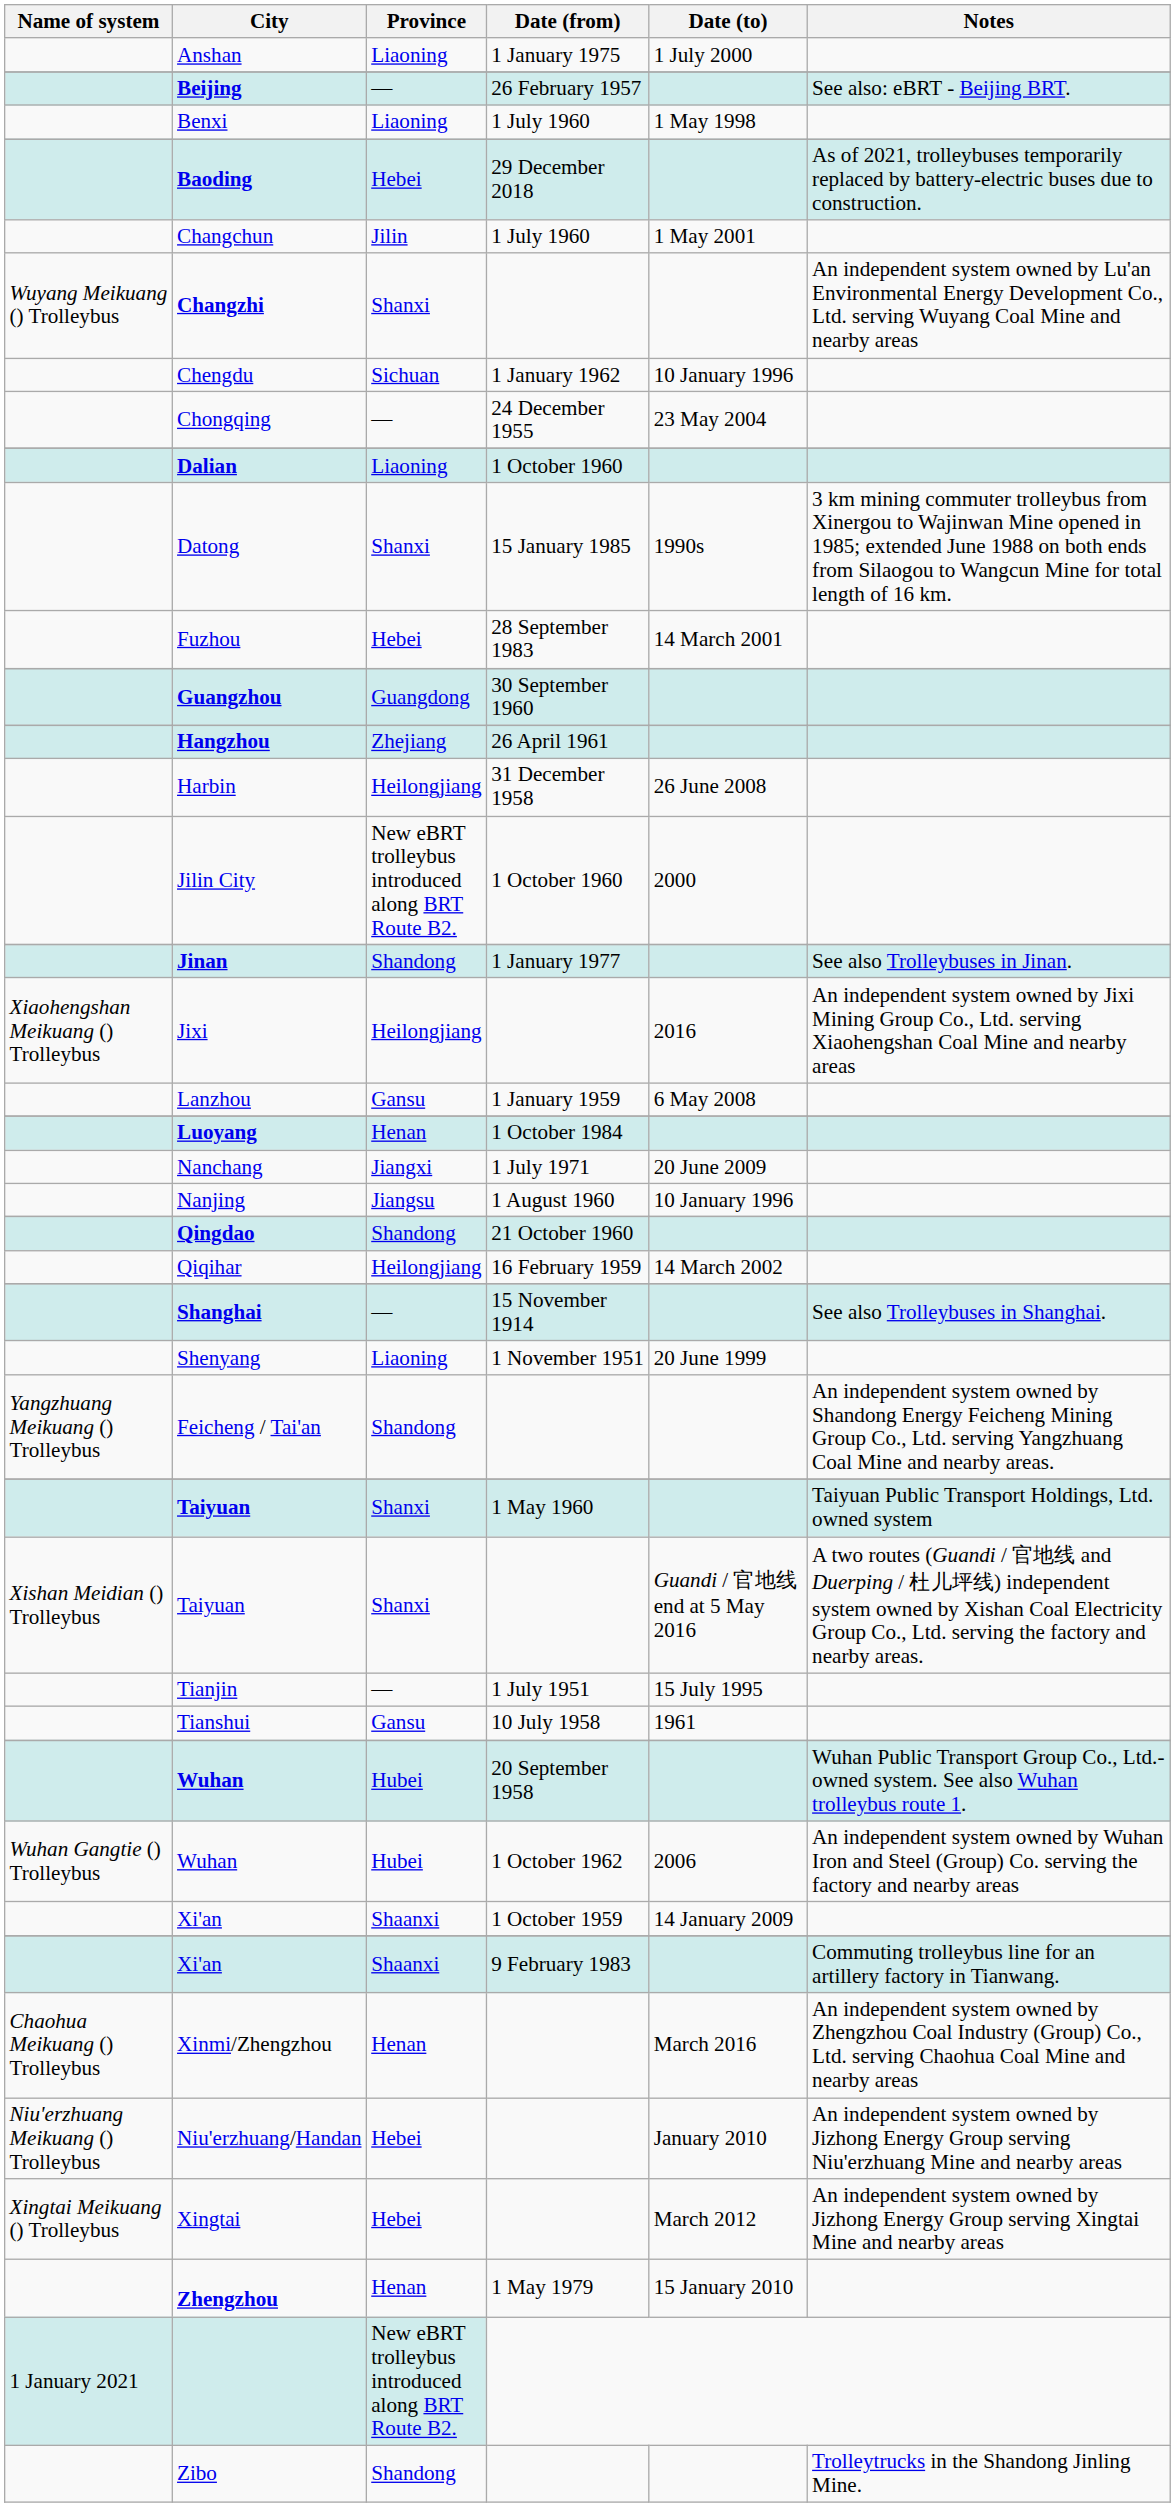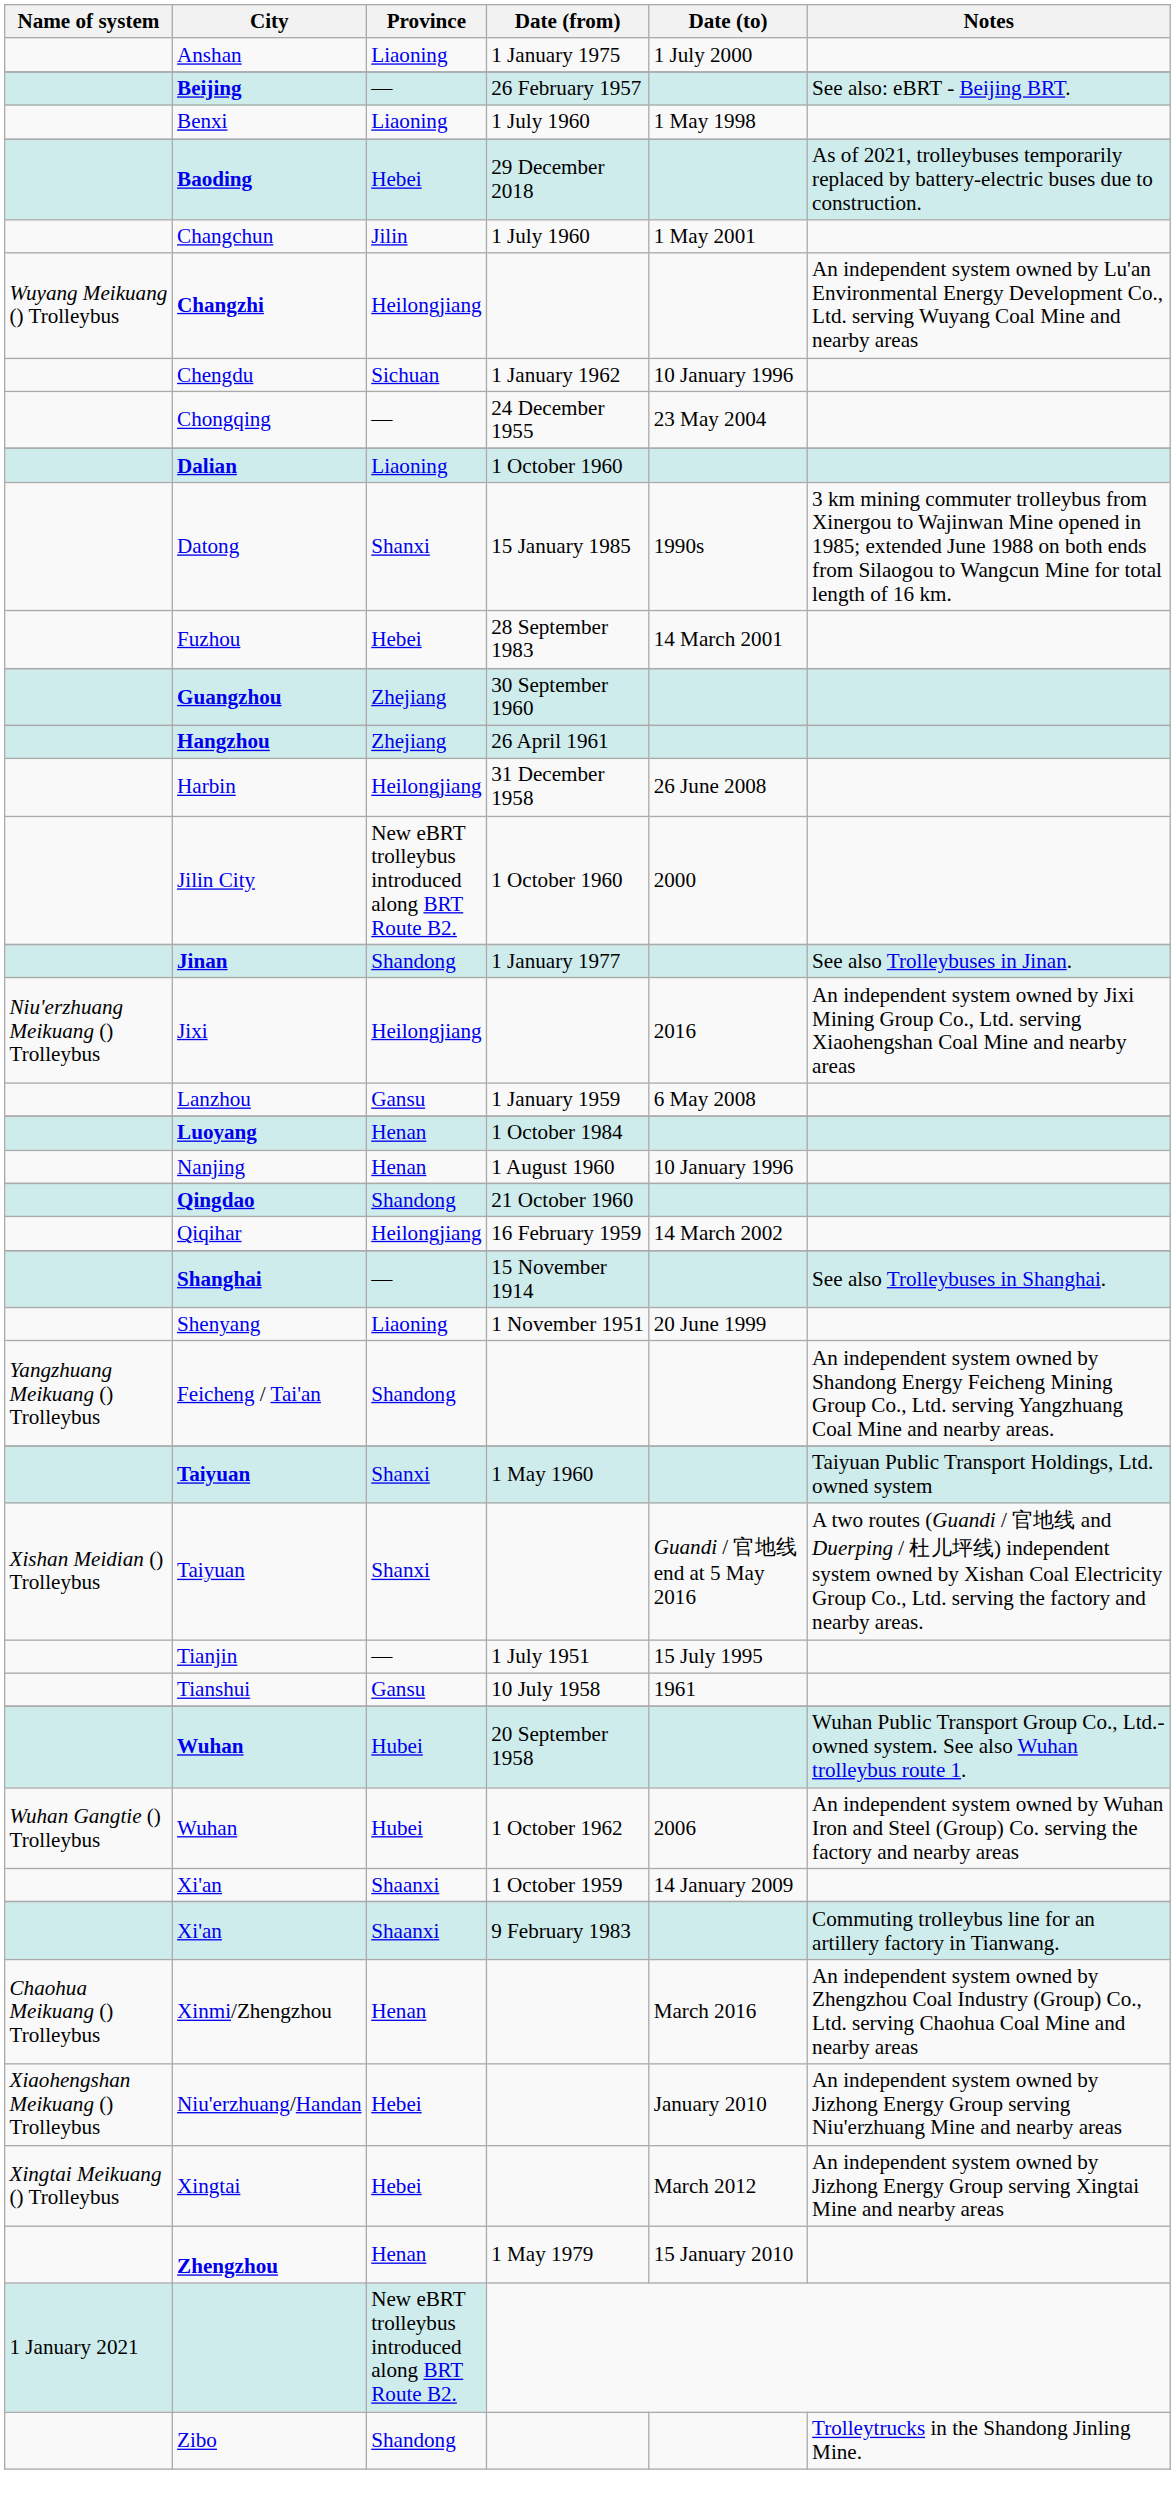(401, 305) Shanxi -> (426, 305) Heilongjiang
(421, 696) Guangdong -> (409, 696) Zhejiang
(70, 1030) Xiaohengshan Meikuang () Trolleybus -> (66, 1030) Niu'erzhuang Meikuang () Trolleybus
- row: (220, 1166)
(403, 1199) Jiangsu -> (399, 1166) Henan
(66, 2137) Niu'erzhuang Meikuang () Trolleybus -> (70, 2104) Xiaohengshan Meikuang () Trolleybus
